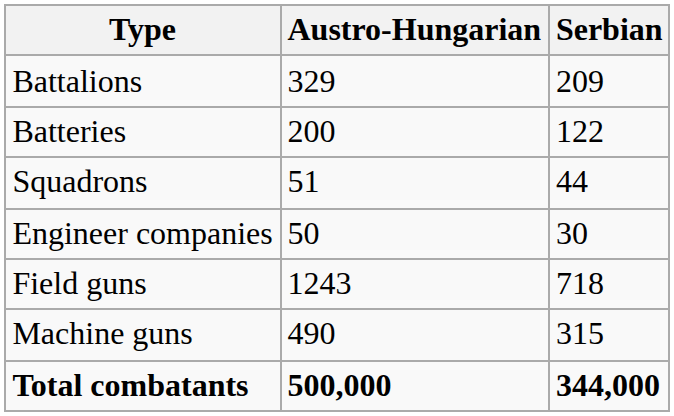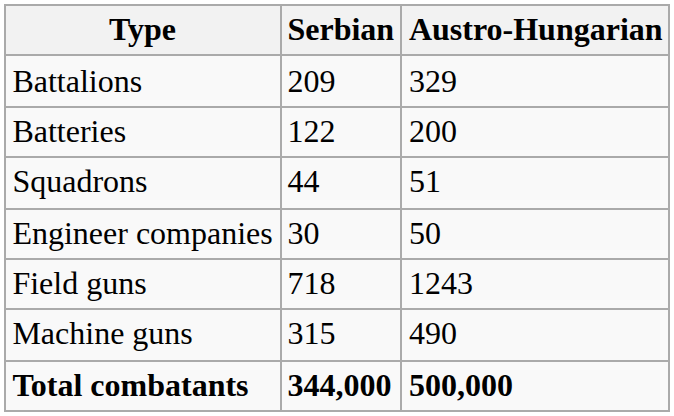columns swapped: (414, 29) <-> (609, 29)
